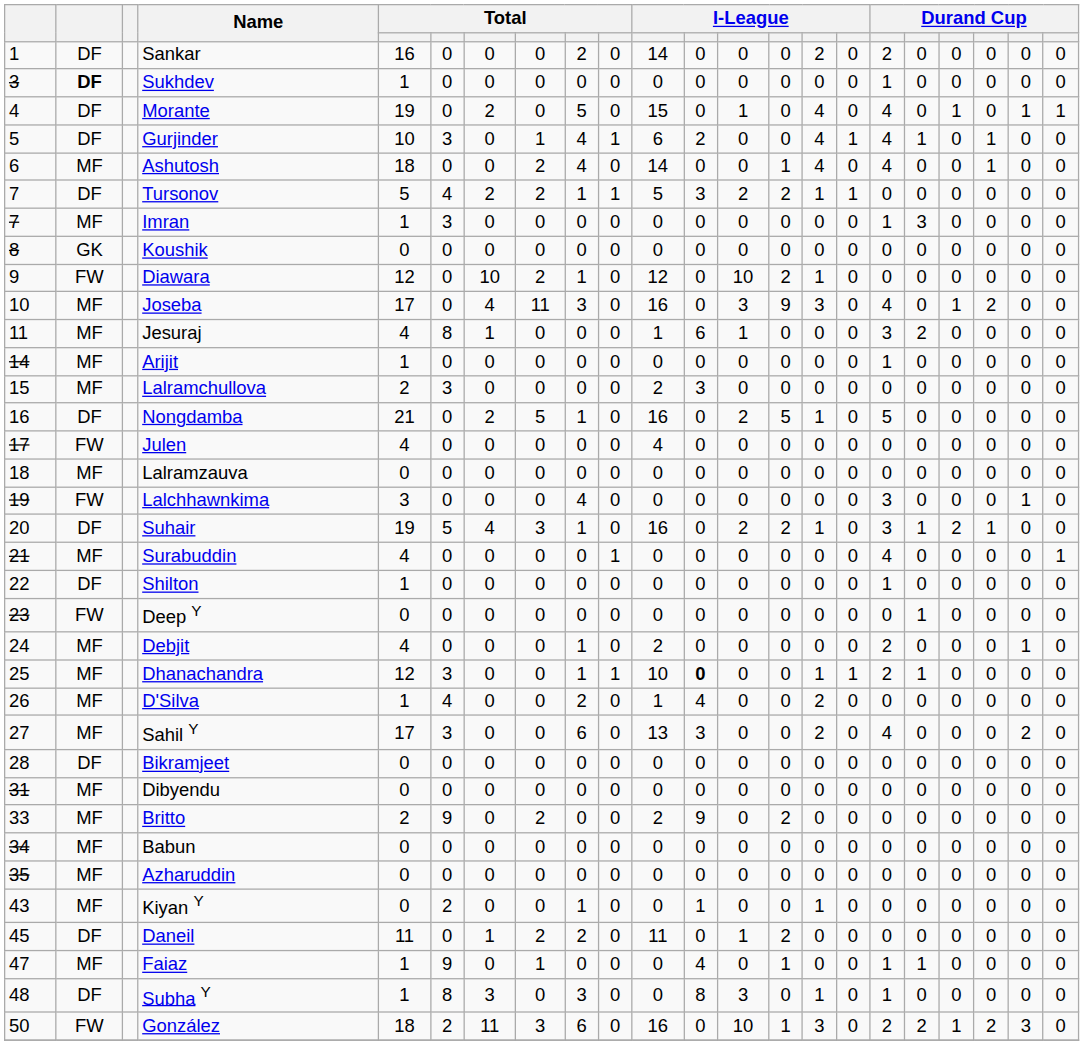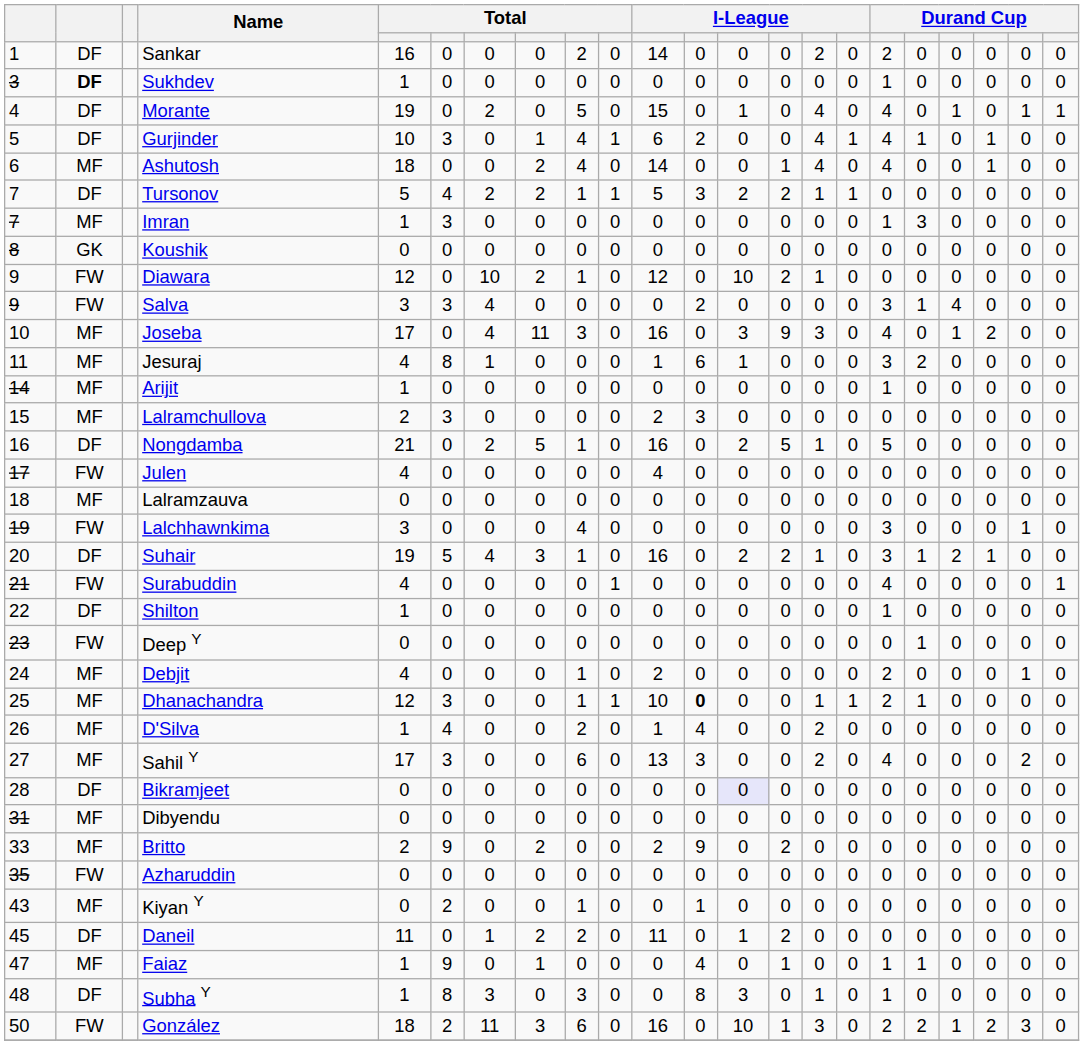+ row: (165, 305)
(89, 556) MF -> (89, 584) FW
(743, 763) no background -> (743, 791) lavender background
- row: (169, 847)
(89, 874) MF -> (89, 874) FW
(819, 905) 1 -> (819, 905) 0
